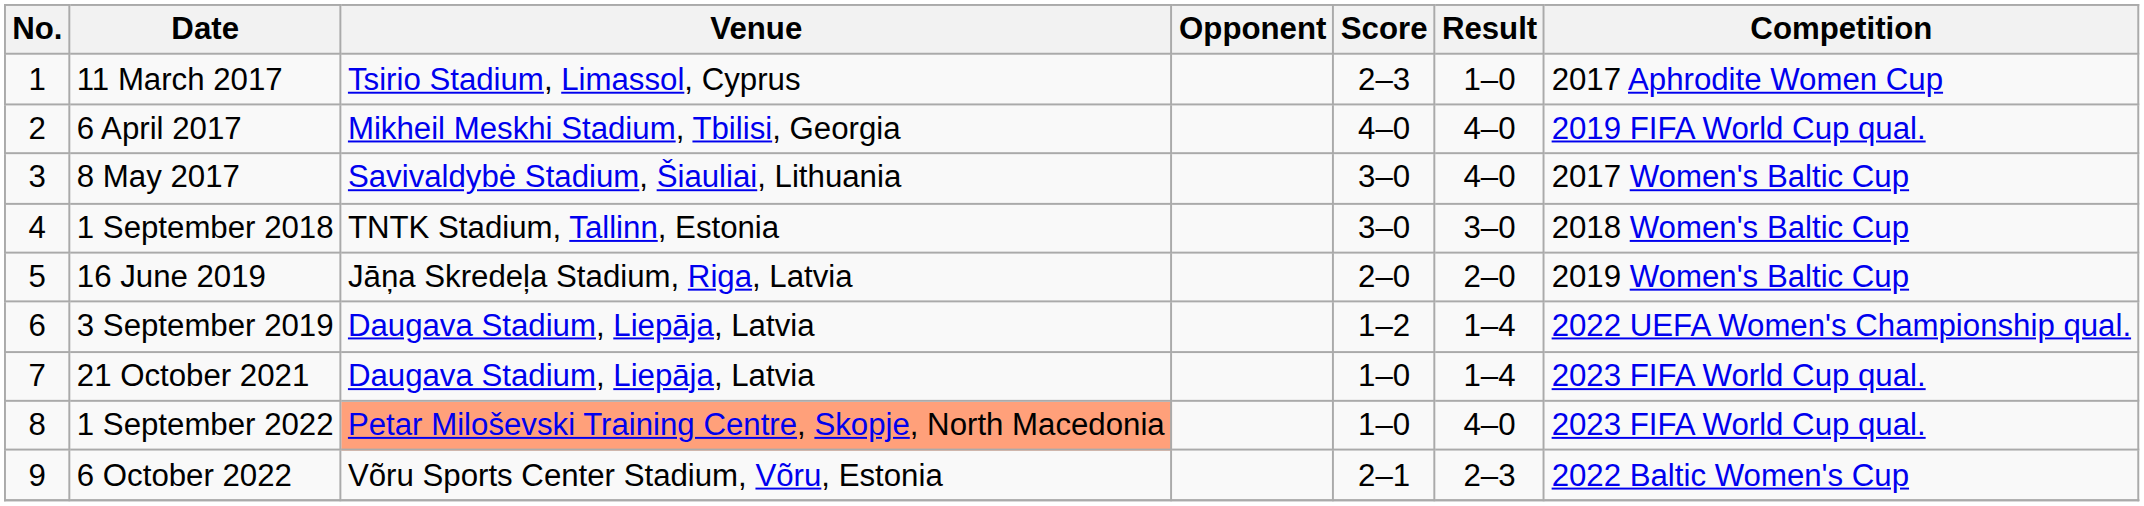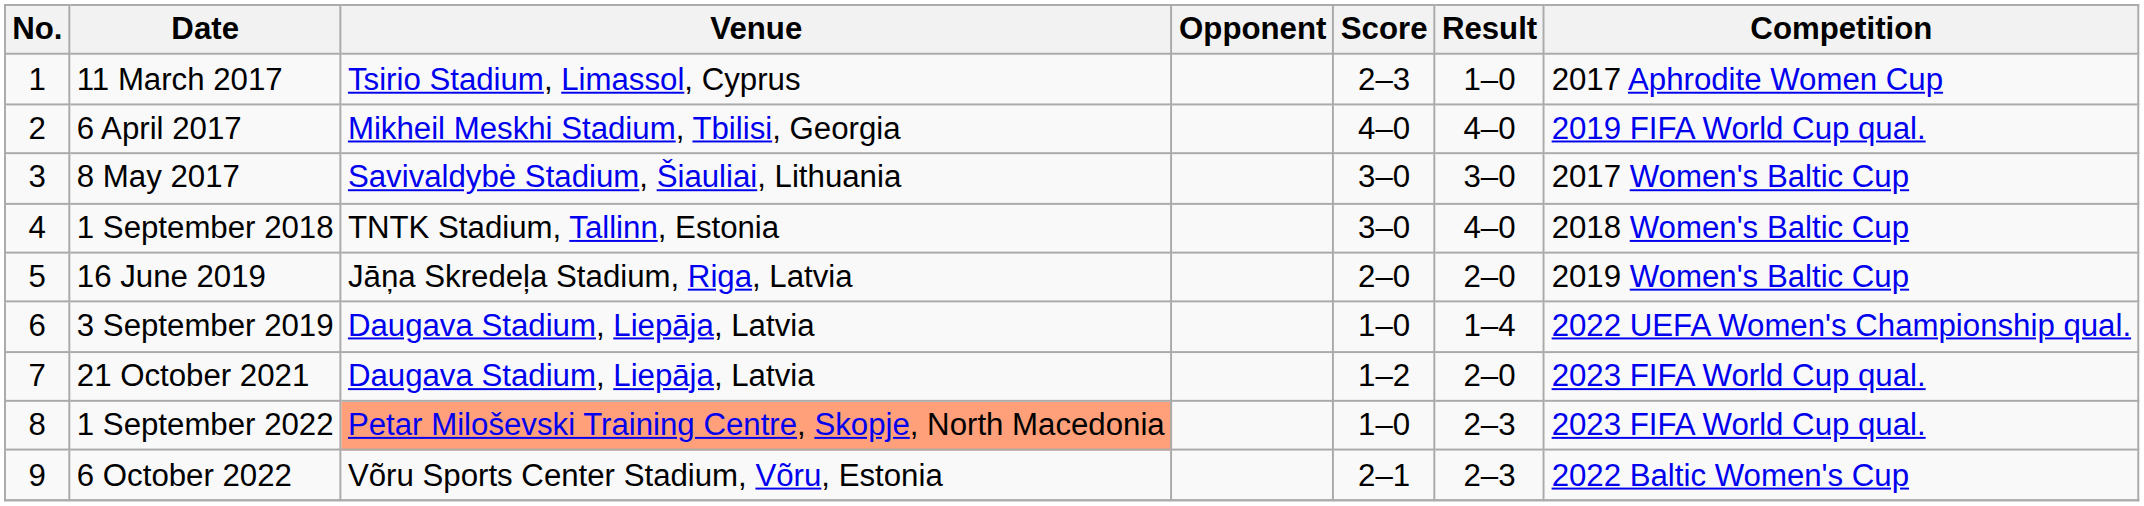(1490, 177) 4–0 -> (1490, 177) 3–0
(1490, 227) 3–0 -> (1490, 227) 4–0
(1384, 326) 1–2 -> (1384, 326) 1–0
(1384, 375) 1–0 -> (1384, 375) 1–2
(1490, 375) 1–4 -> (1490, 375) 2–0
(1490, 425) 4–0 -> (1490, 425) 2–3
